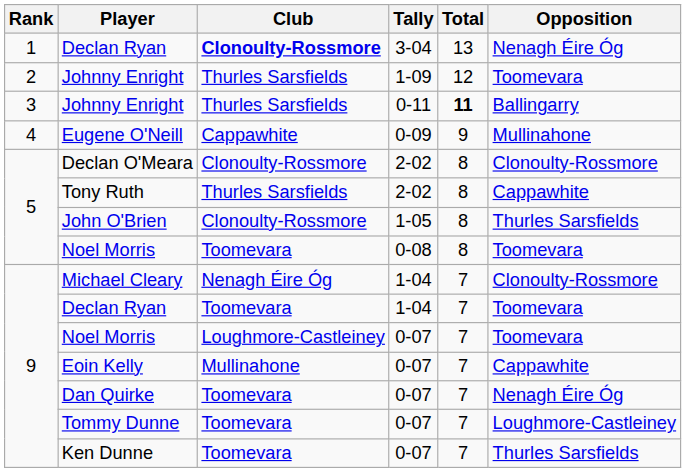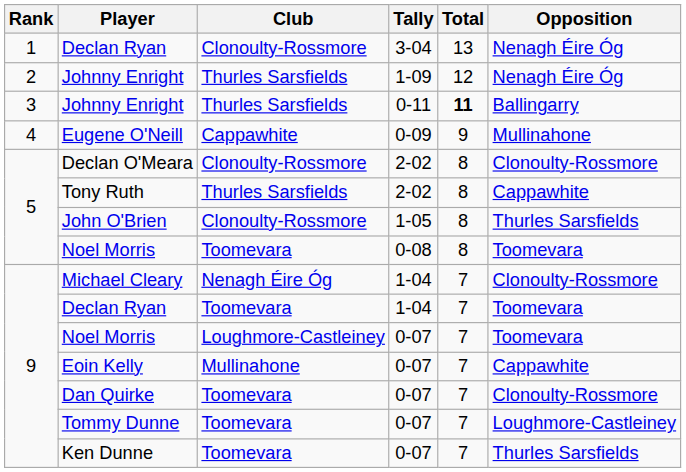(291, 47) bold -> (284, 47) normal
(538, 76) Toomevara -> (558, 76) Nenagh Éire Óg
(558, 395) Nenagh Éire Óg -> (575, 395) Clonoulty-Rossmore
